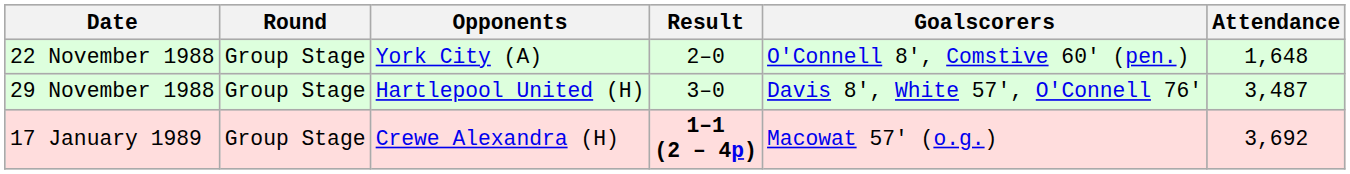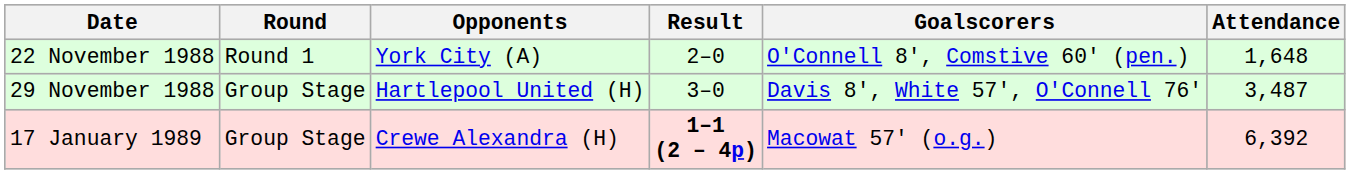(295, 57) Group Stage -> (270, 57) Round 1
(1276, 139) 3,692 -> (1276, 139) 6,392
